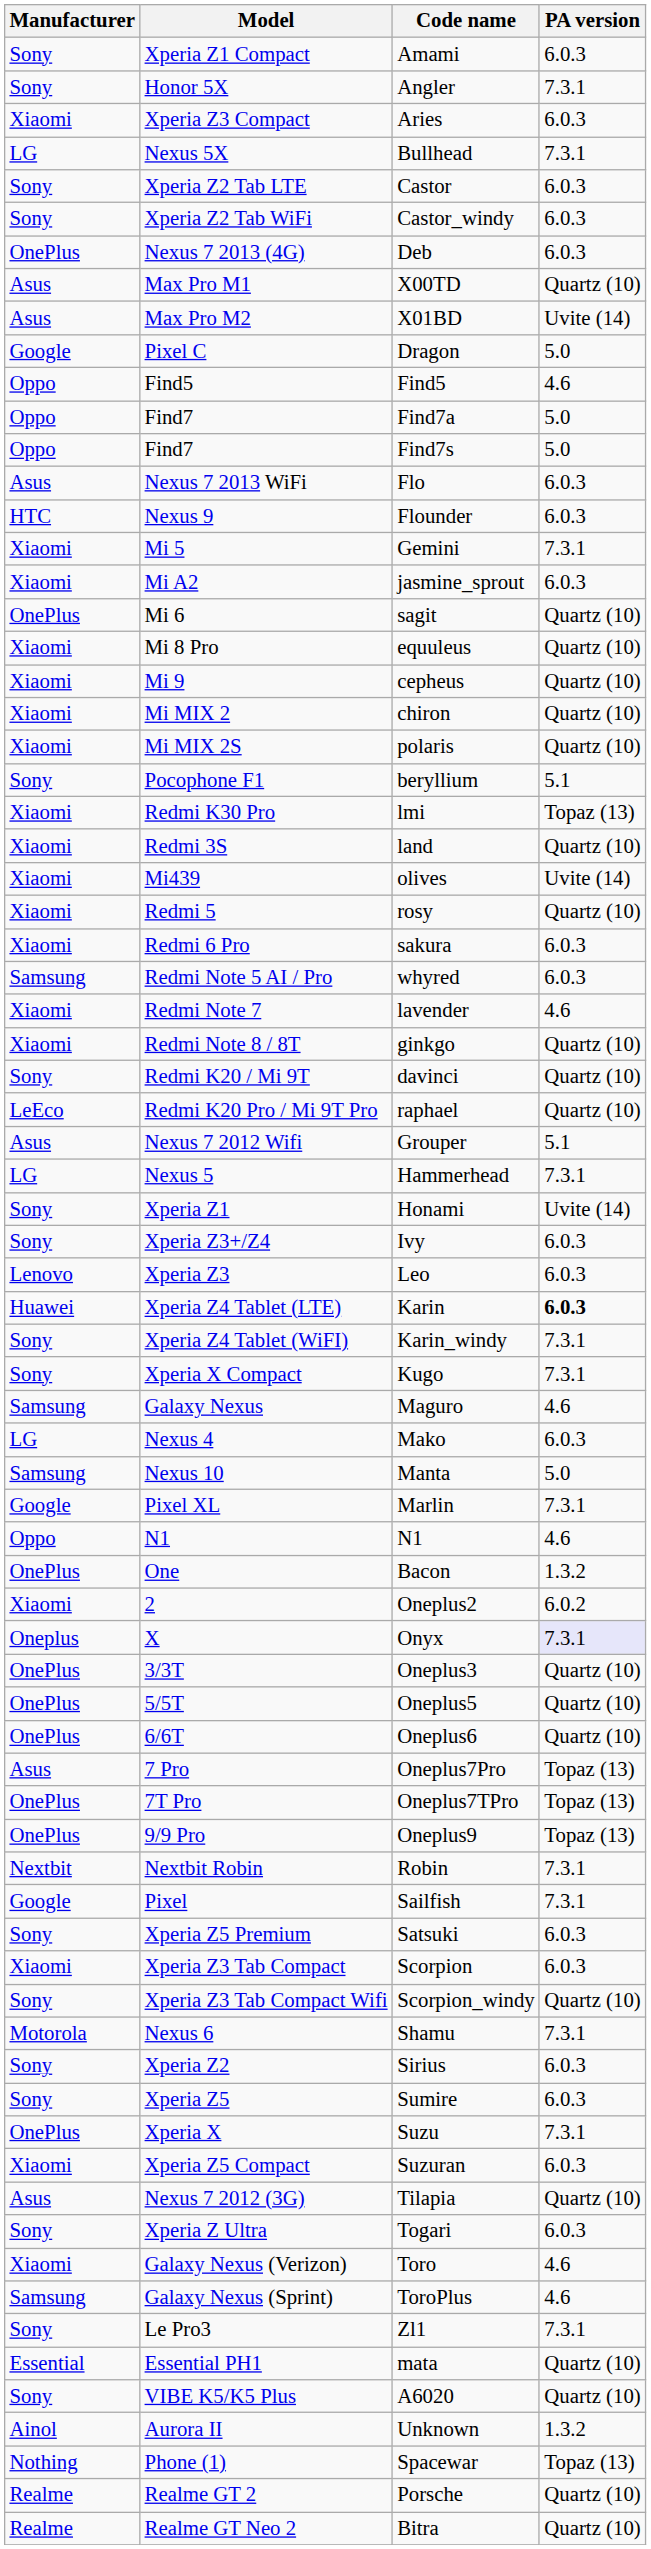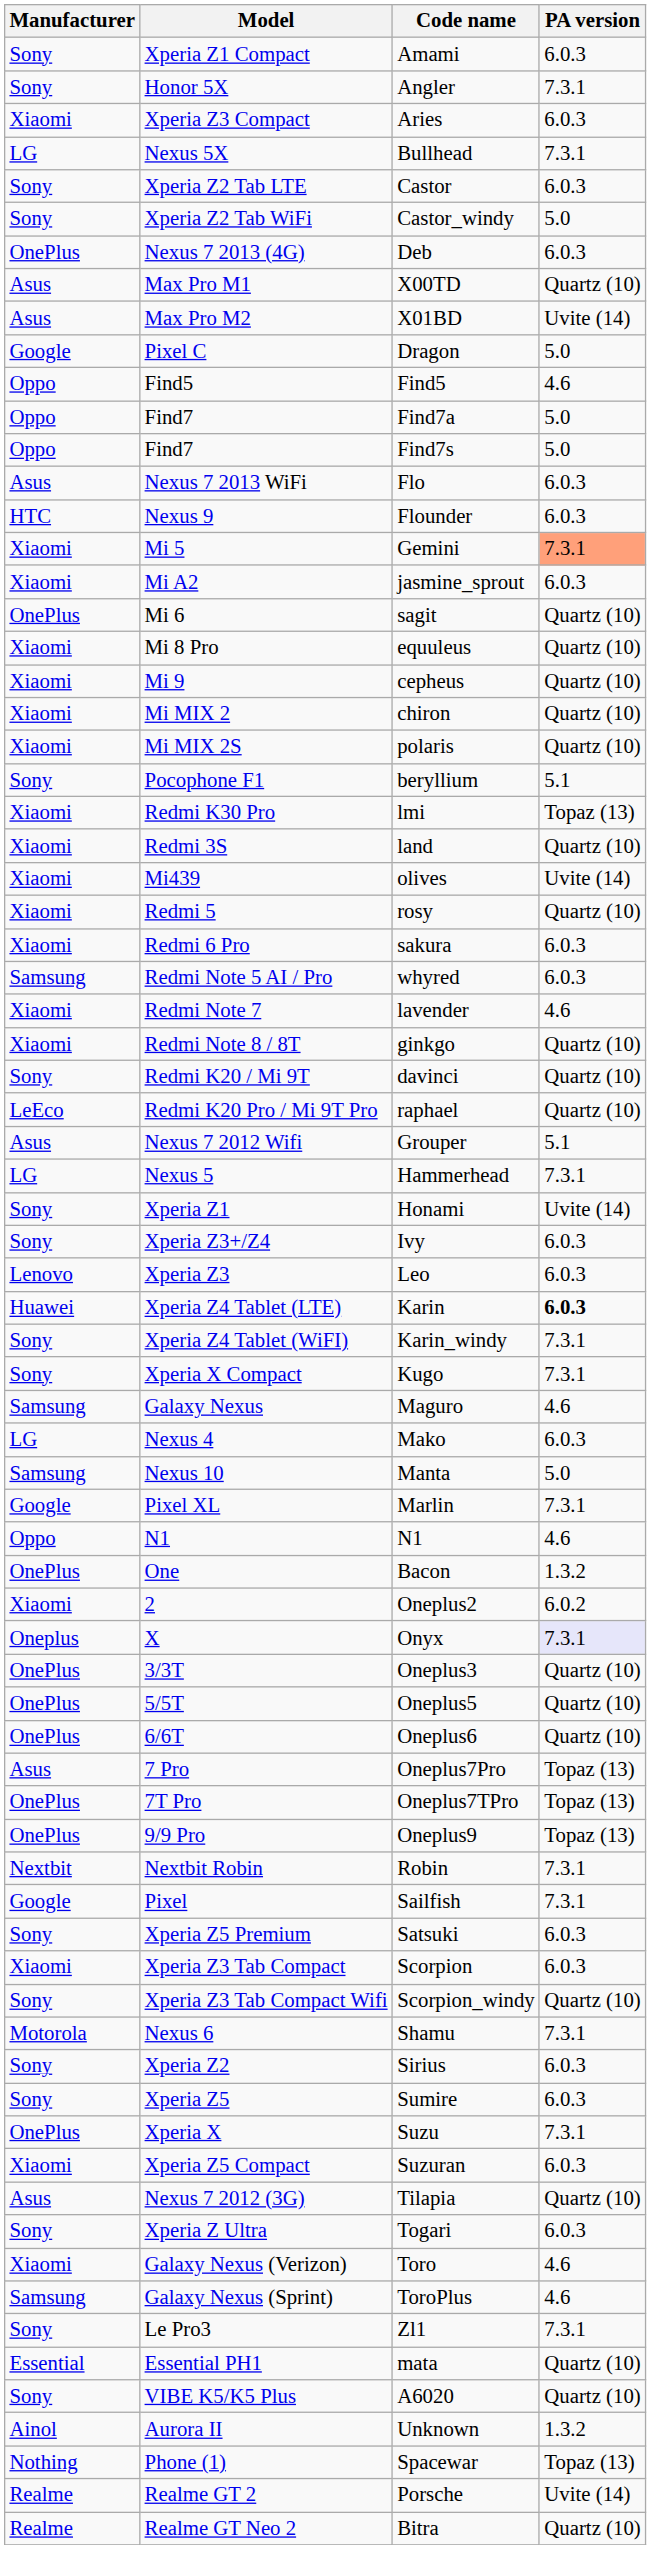(565, 218) 6.0.3 -> (557, 218) 5.0
(565, 548) no background -> (565, 548) lightsalmon background
(593, 2495) Quartz (10) -> (587, 2495) Uvite (14)
